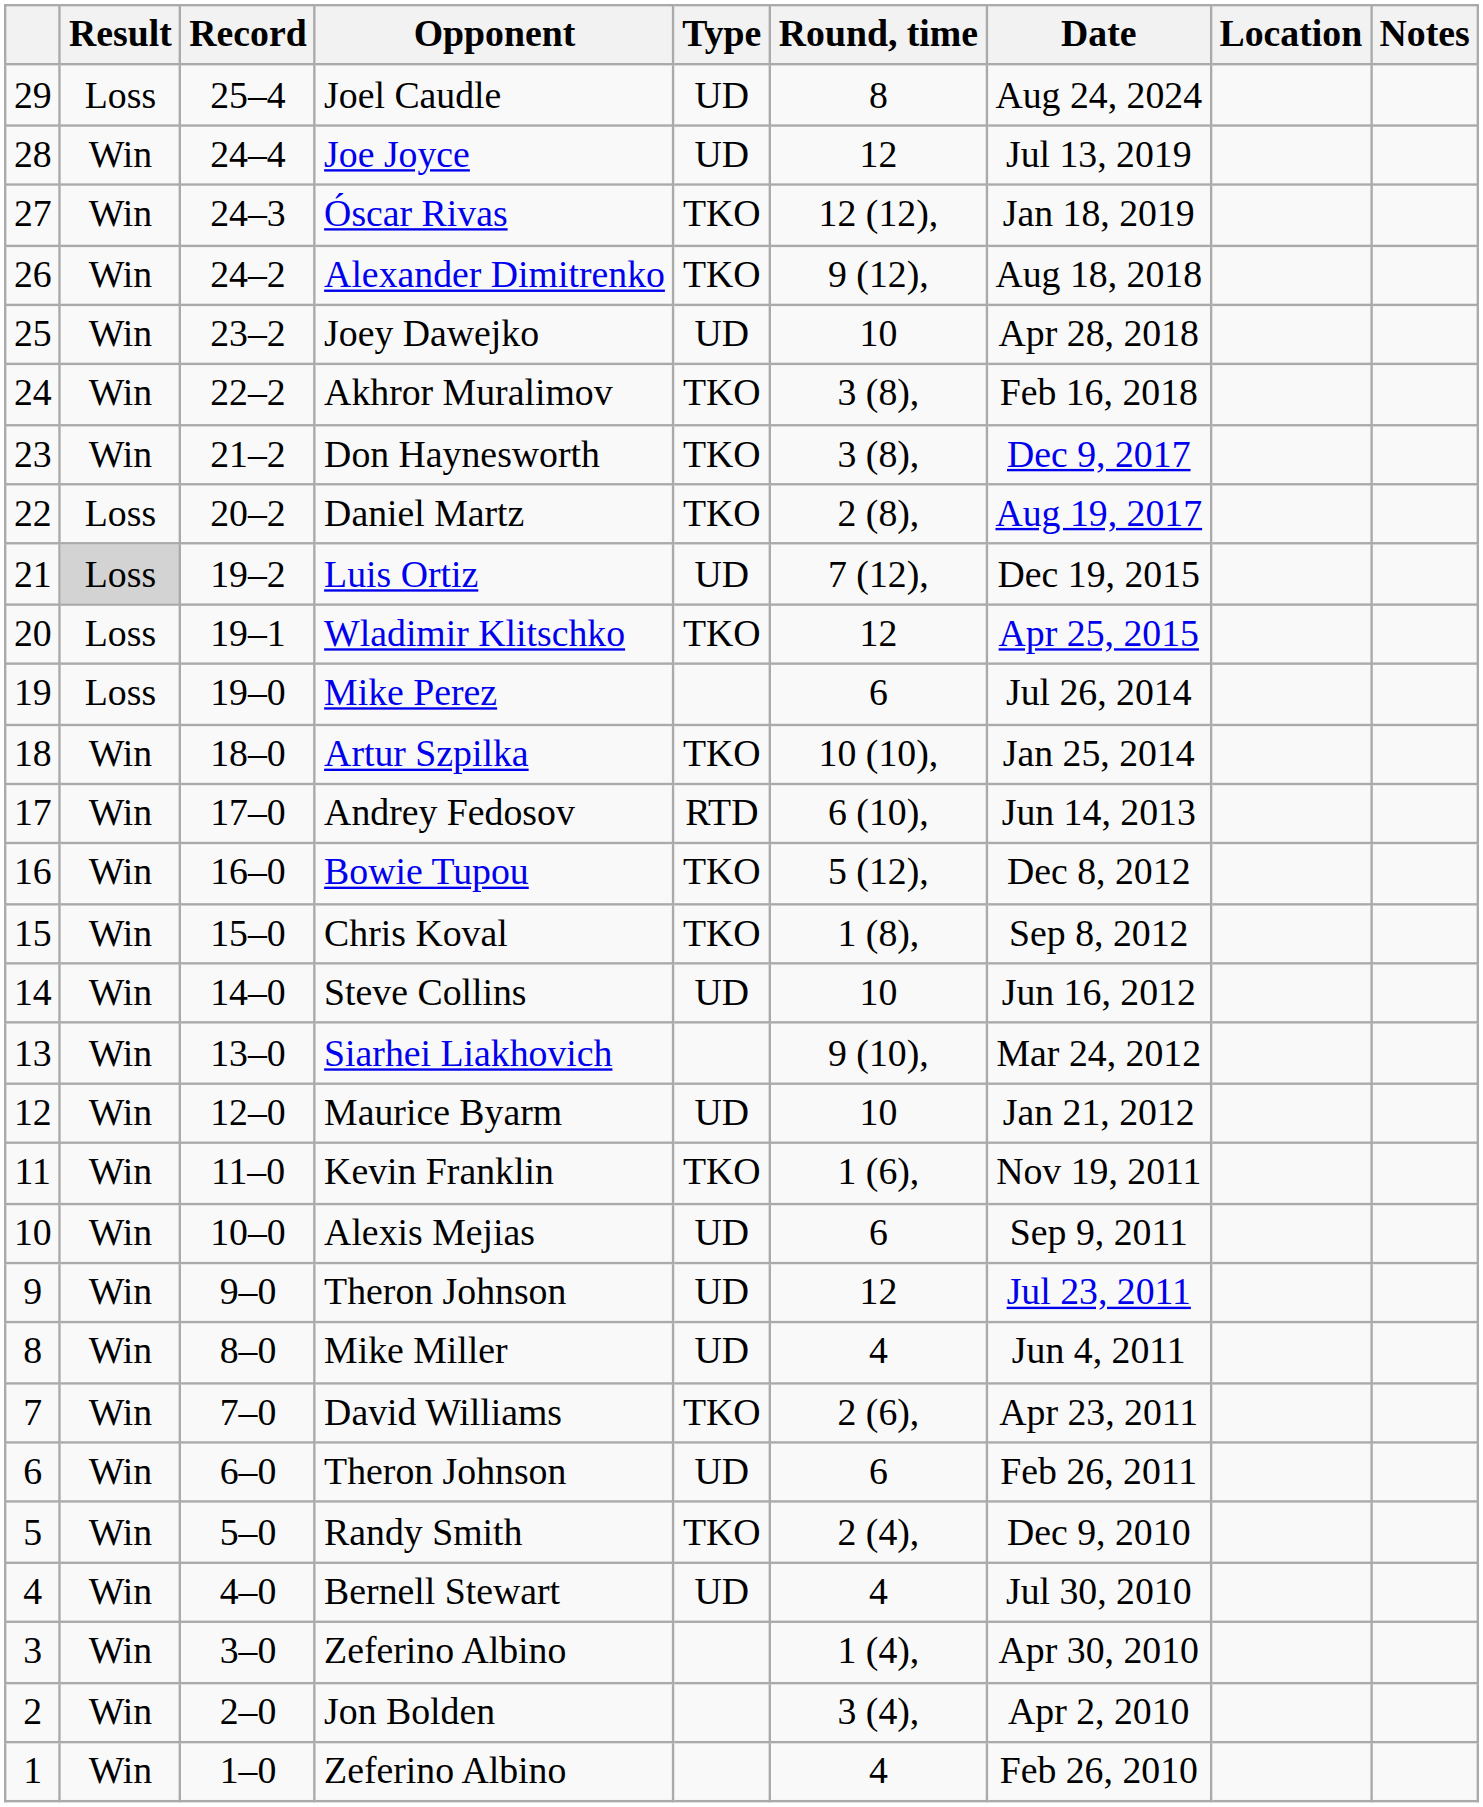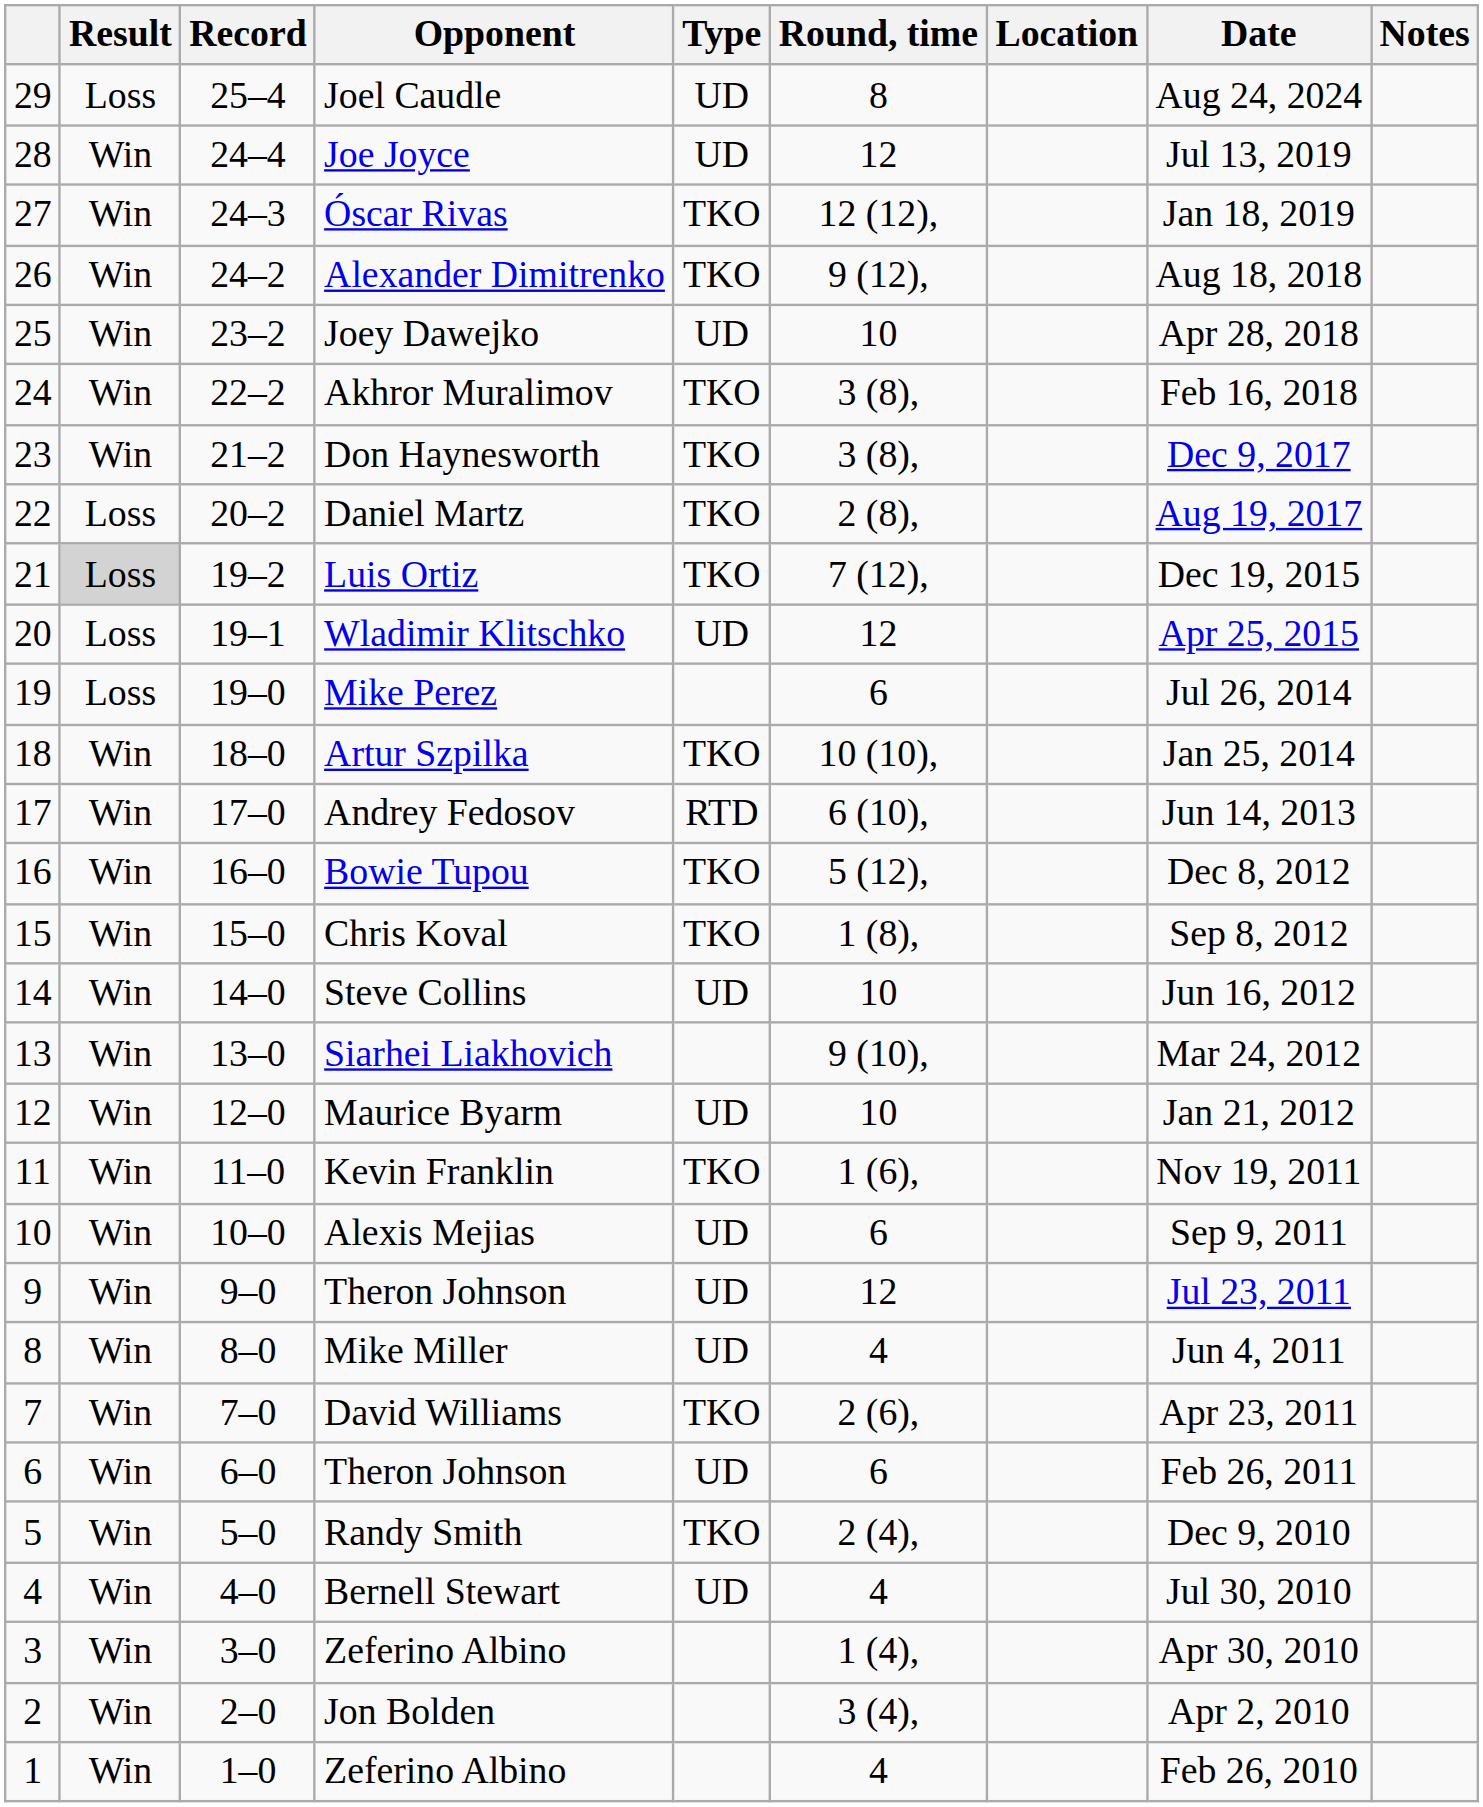columns swapped: (1099, 34) <-> (1291, 34)
(722, 573) UD -> (722, 573) TKO
(722, 633) TKO -> (722, 633) UD
